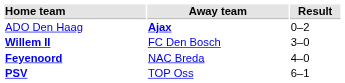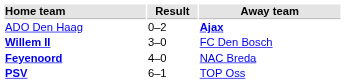columns swapped: (315, 11) <-> (218, 11)
